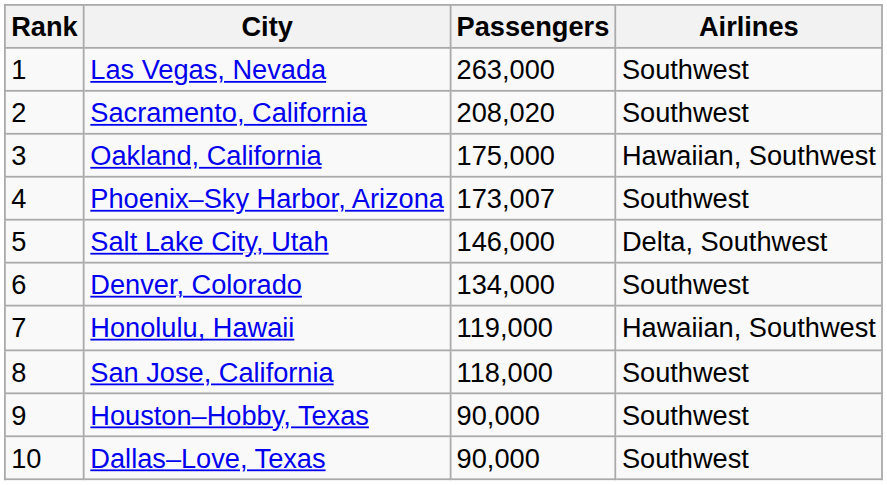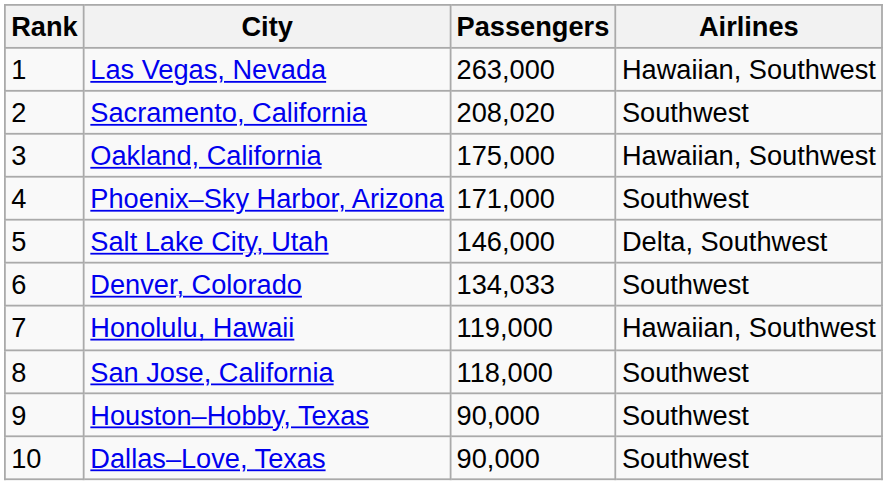(685, 70) Southwest -> (749, 70) Hawaiian, Southwest
(506, 199) 173,007 -> (506, 199) 171,000
(506, 285) 134,000 -> (506, 285) 134,033
